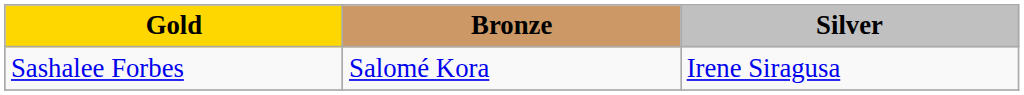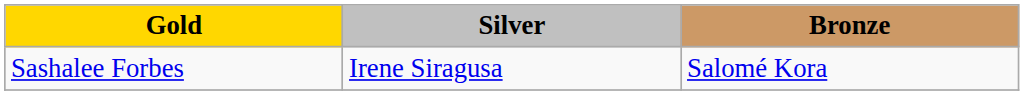columns swapped: (850, 25) <-> (512, 25)
